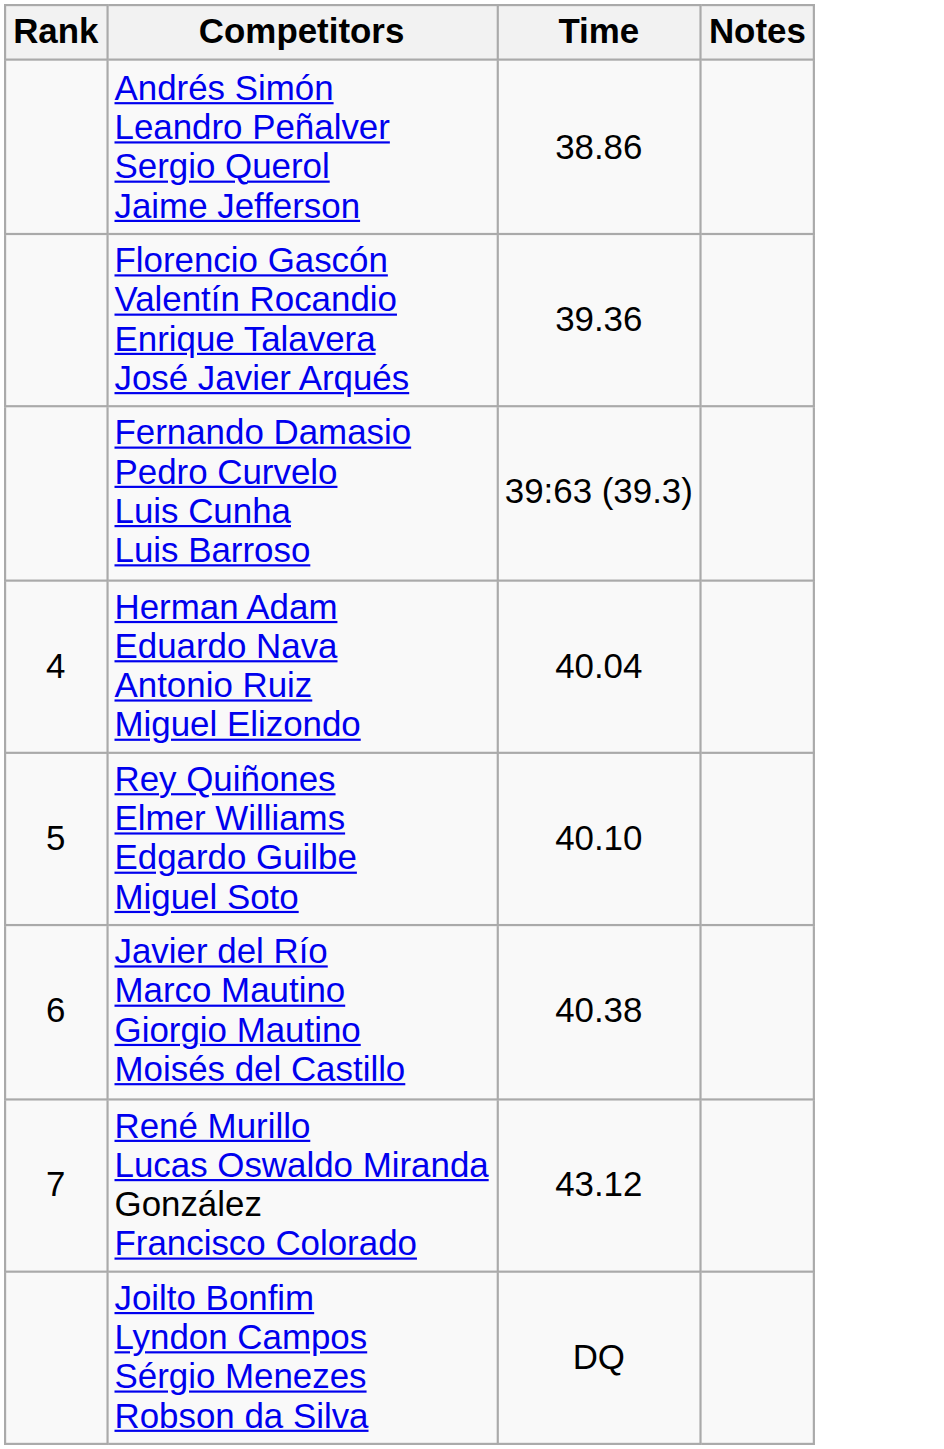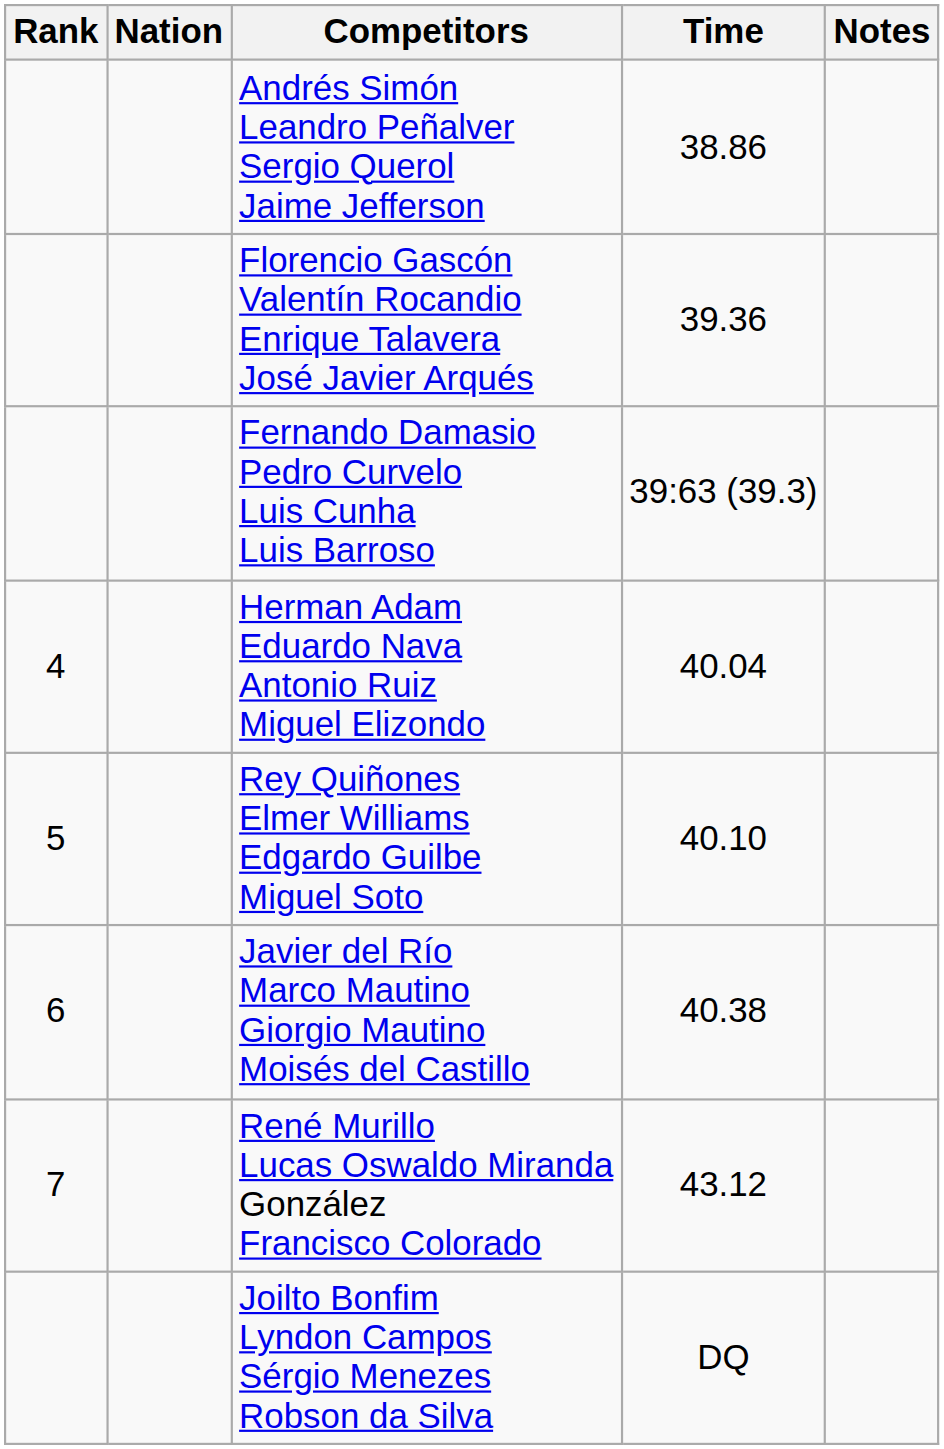+ column: (169, 32)
